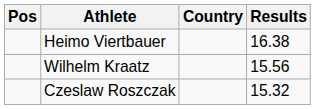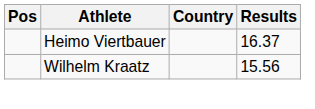(270, 41) 16.38 -> (260, 41) 16.37
- row: (110, 91)
